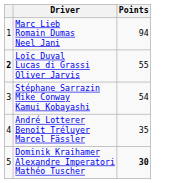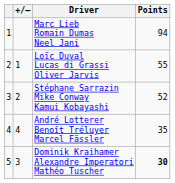+ column: (23, 11)
(9, 66) bold -> (9, 66) normal
(144, 98) 54 -> (163, 98) 52
